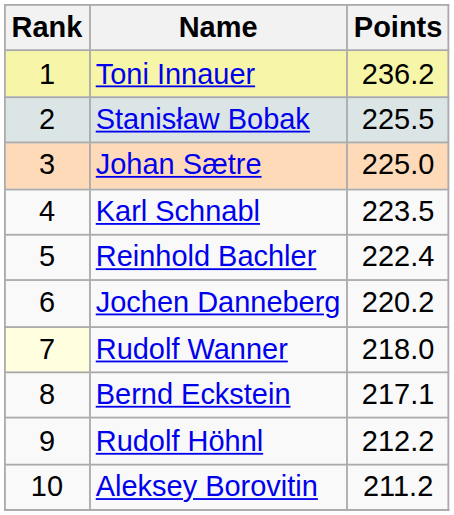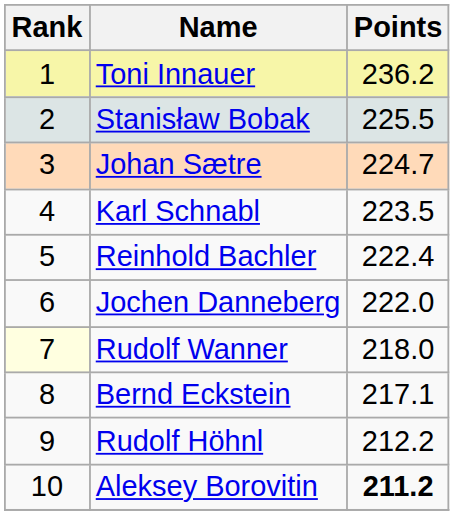(398, 165) 225.0 -> (398, 165) 224.7
(398, 303) 220.2 -> (398, 303) 222.0
(398, 486) normal -> (398, 486) bold
